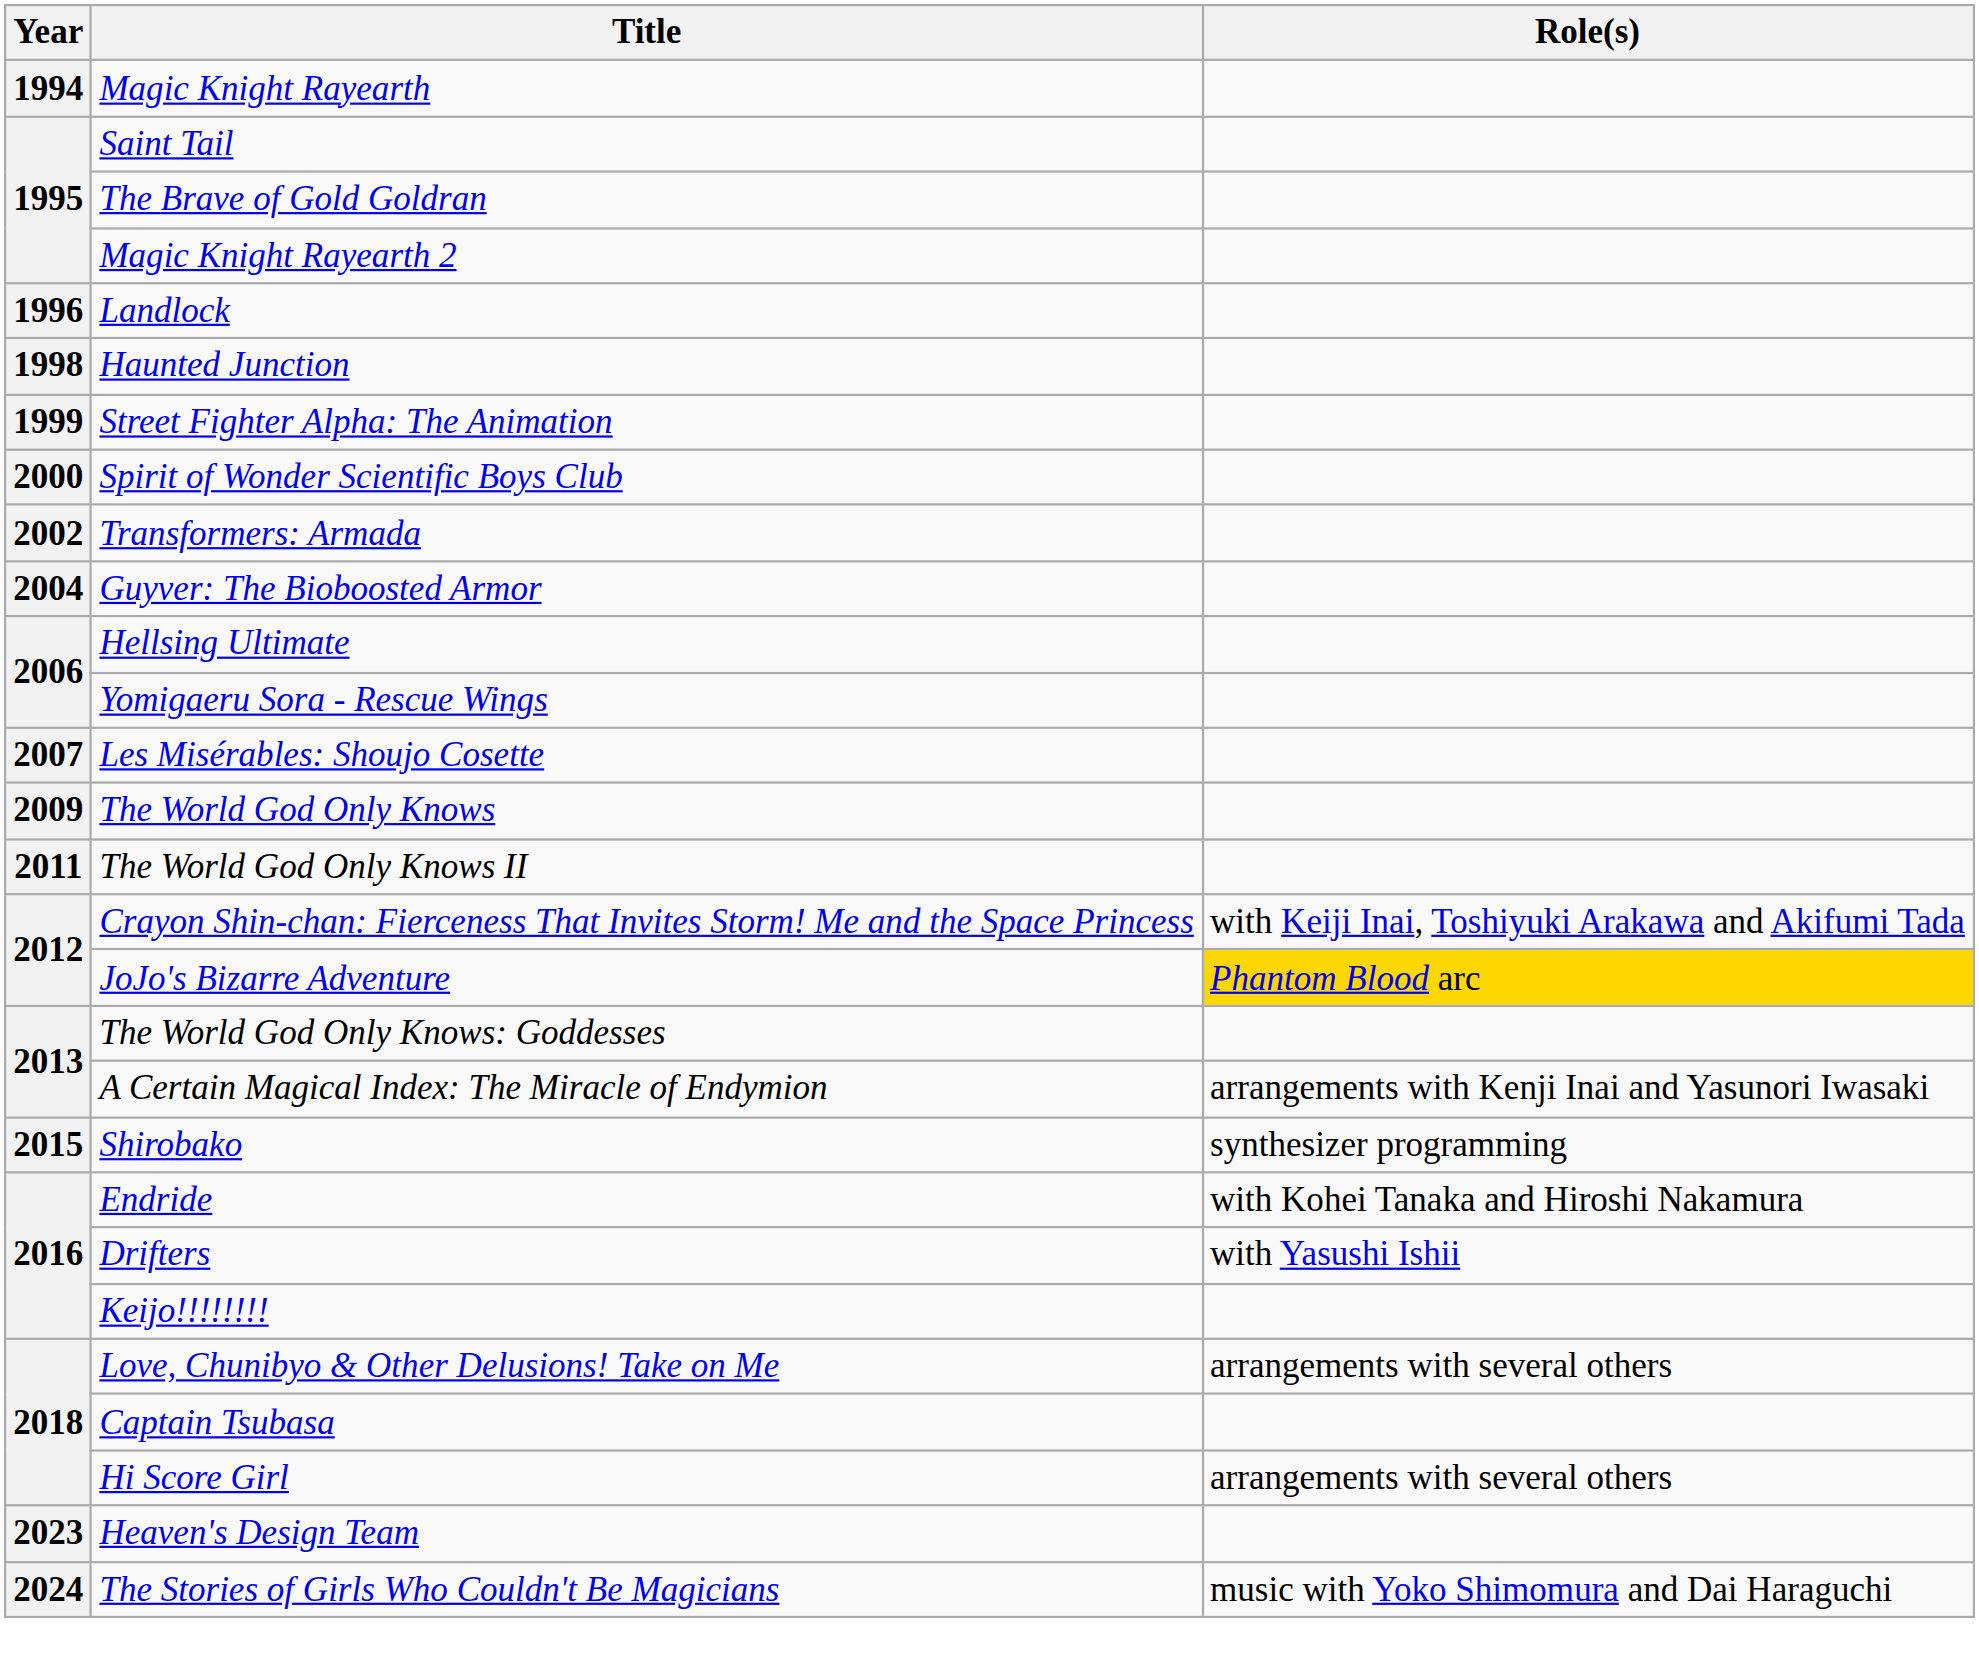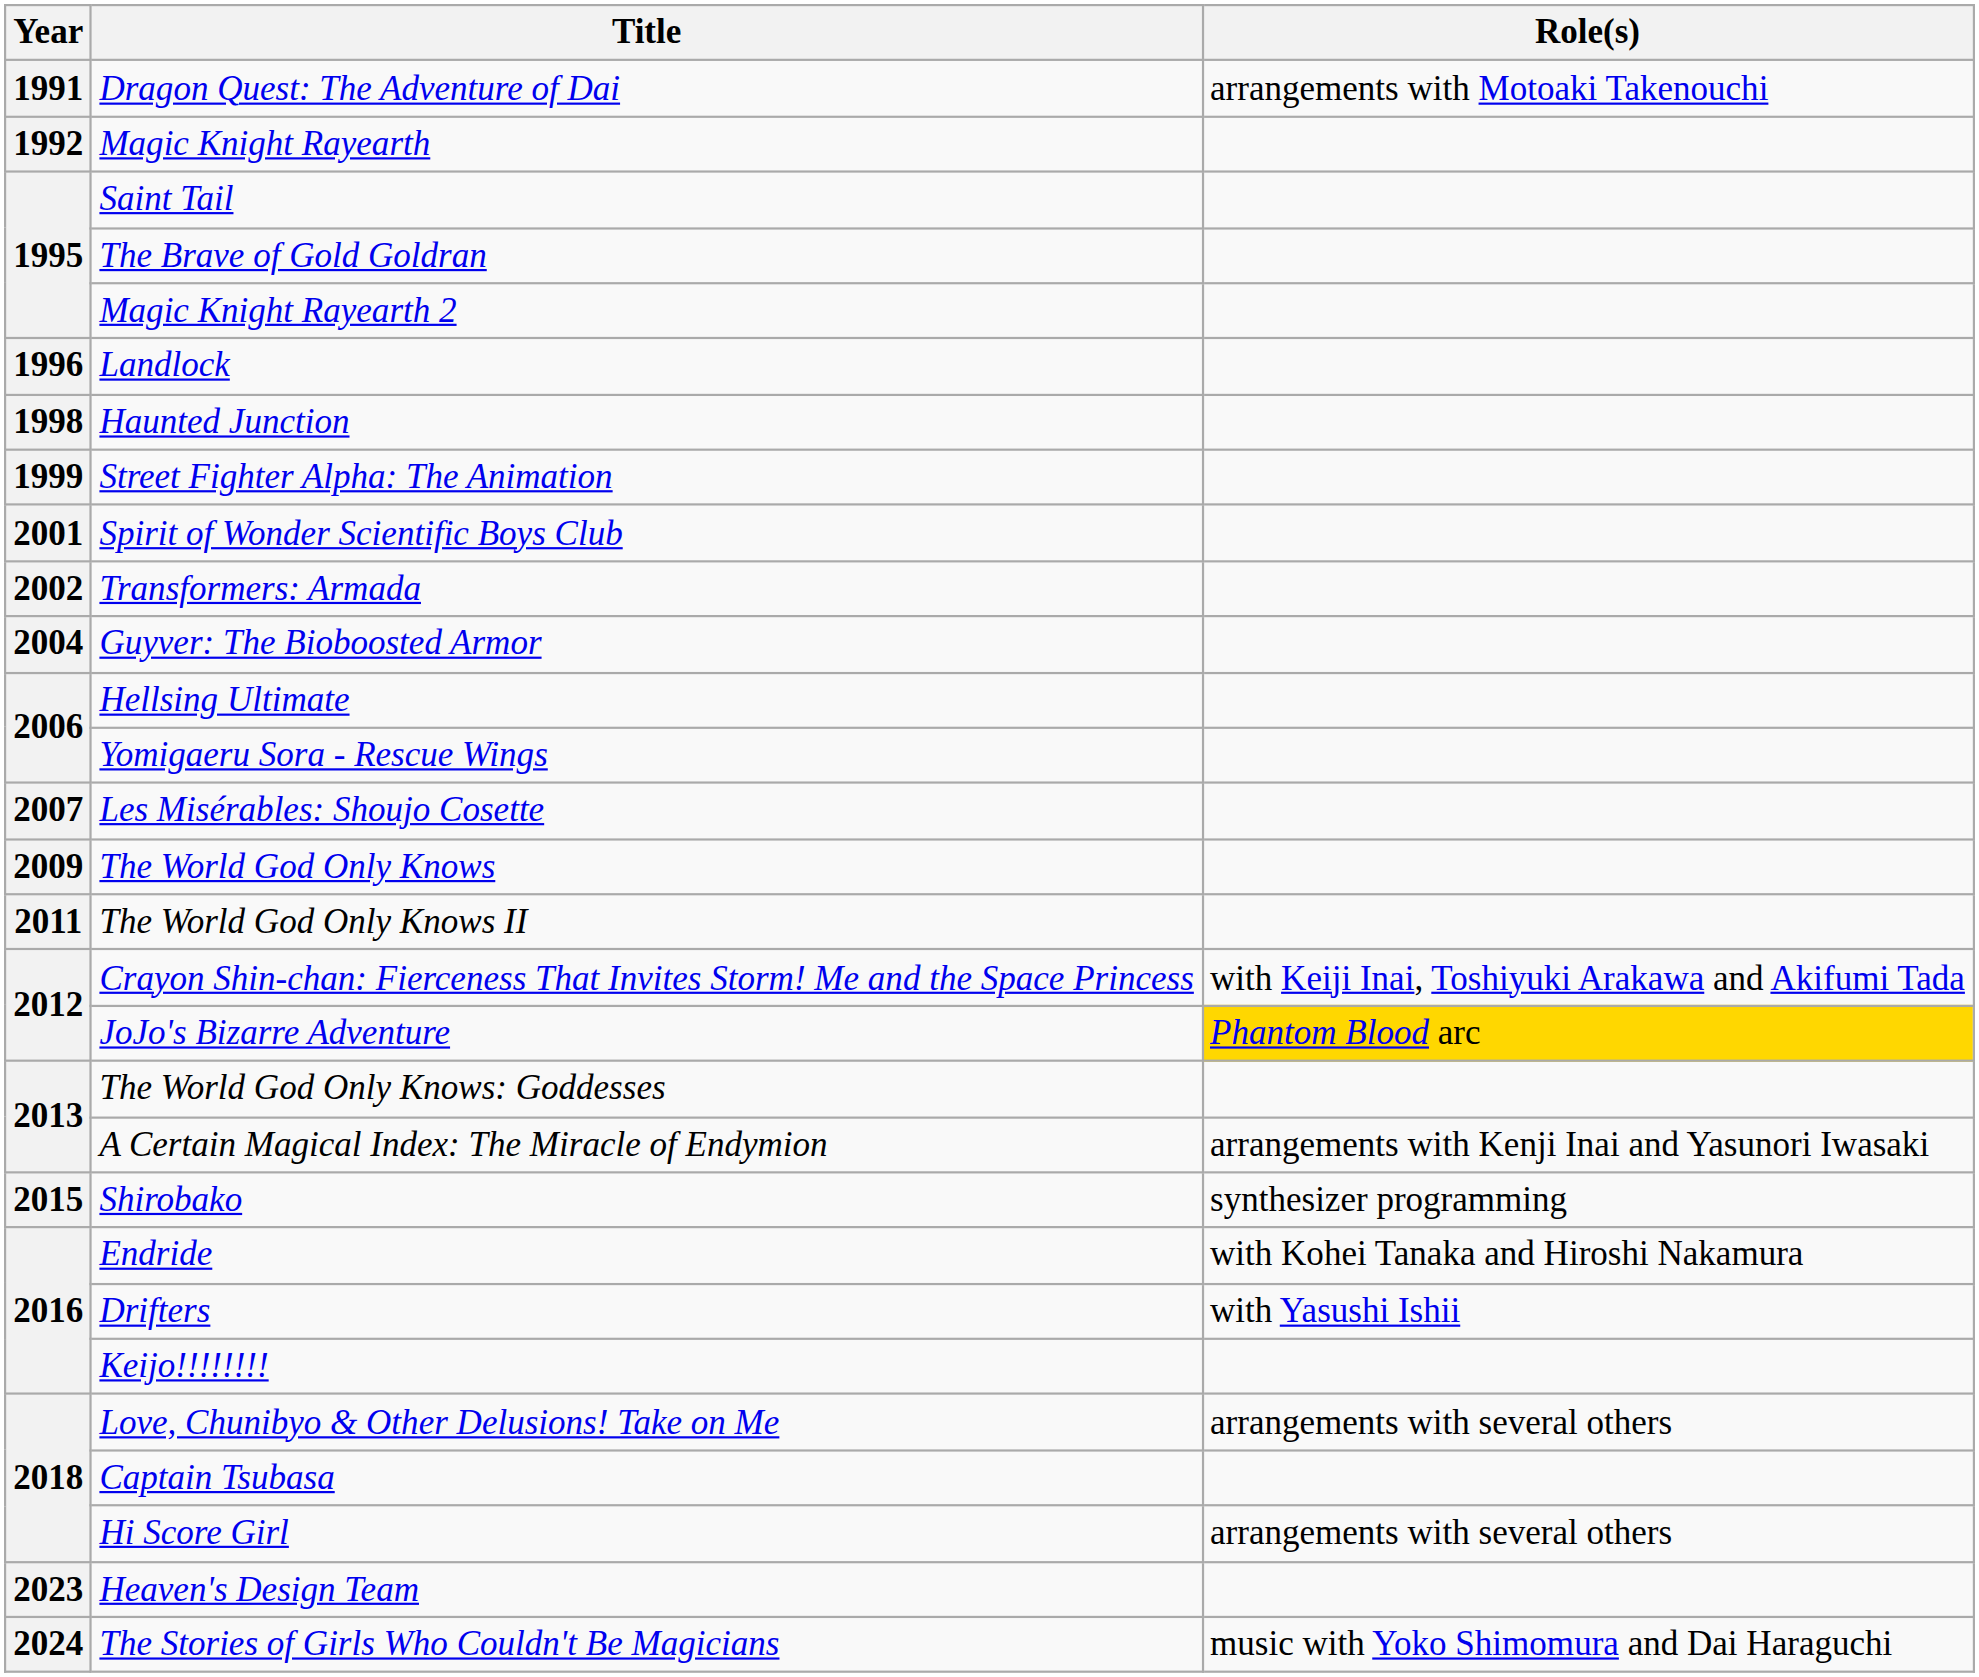+ row: (360, 87)
(48, 87) 1994 -> (48, 143) 1992
(48, 476) 2000 -> (48, 532) 2001
